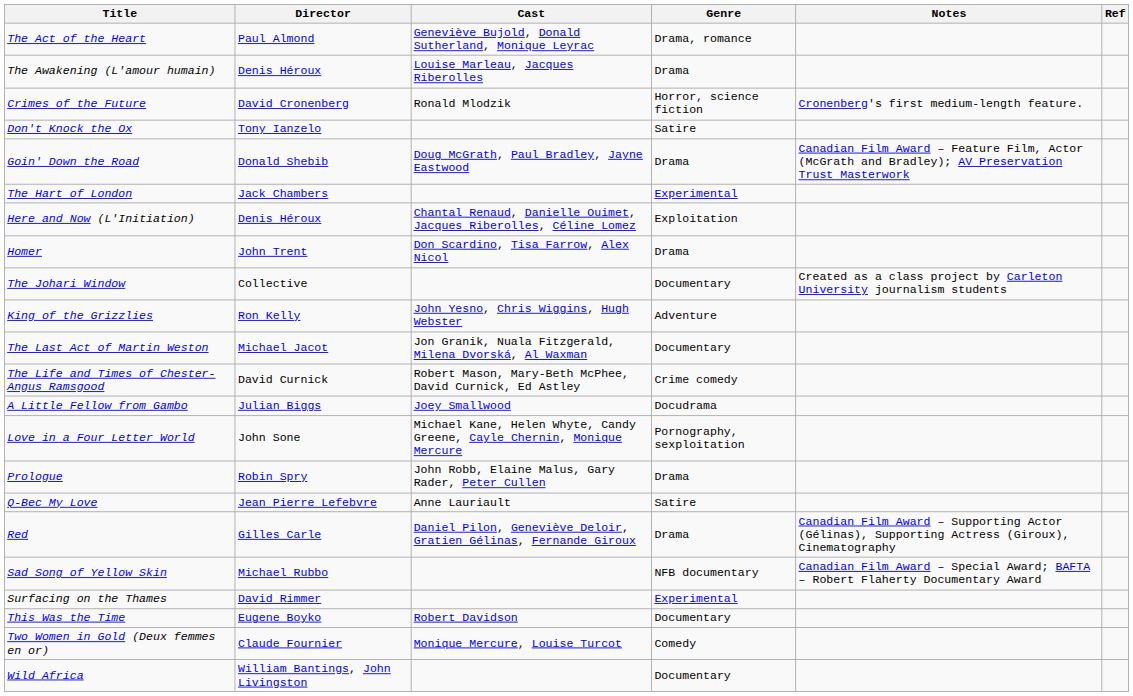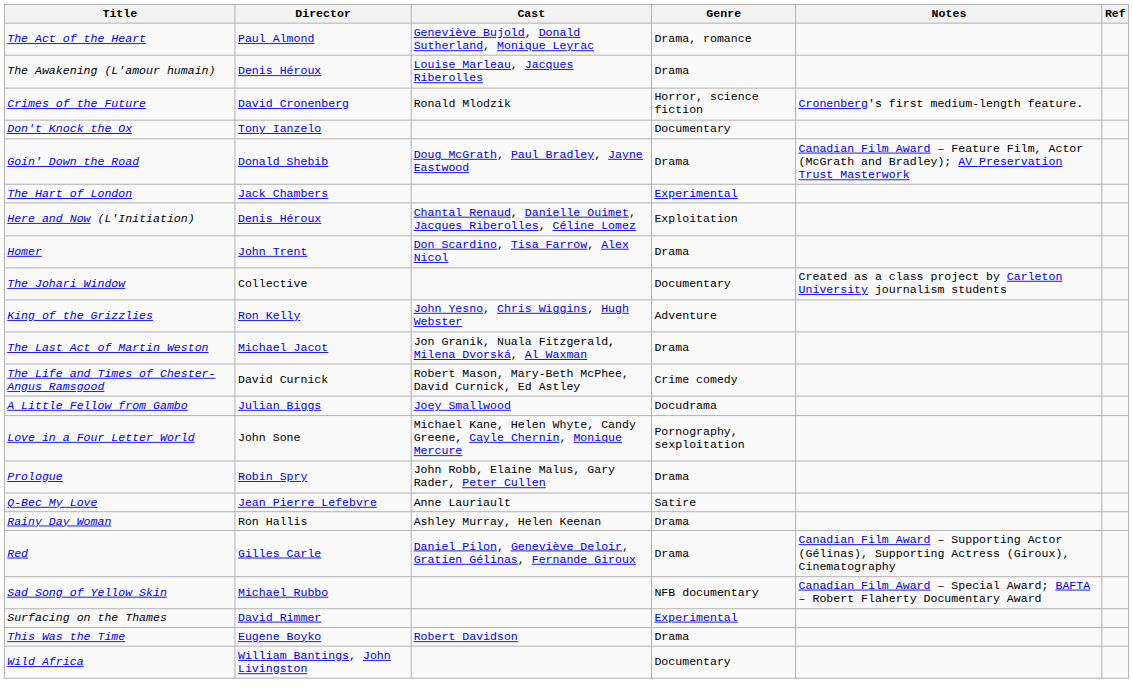(675, 129) Satire -> (693, 129) Documentary
(693, 348) Documentary -> (672, 348) Drama
+ row: (59, 521)
(693, 618) Documentary -> (672, 637) Drama
- row: (111, 643)
